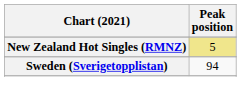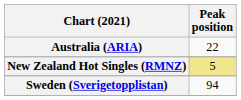+ row: (97, 47)
